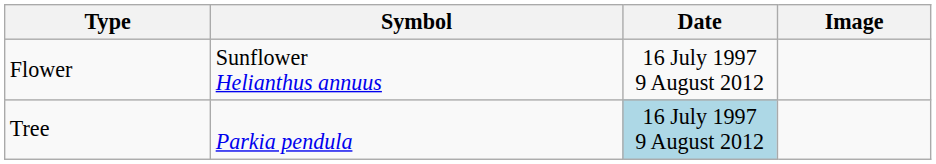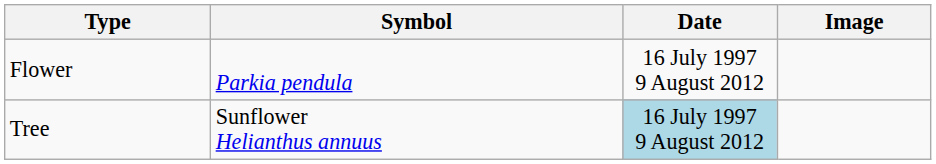(299, 69) Sunflower Helianthus annuus -> (284, 81) Parkia pendula
(284, 141) Parkia pendula -> (299, 129) Sunflower Helianthus annuus
